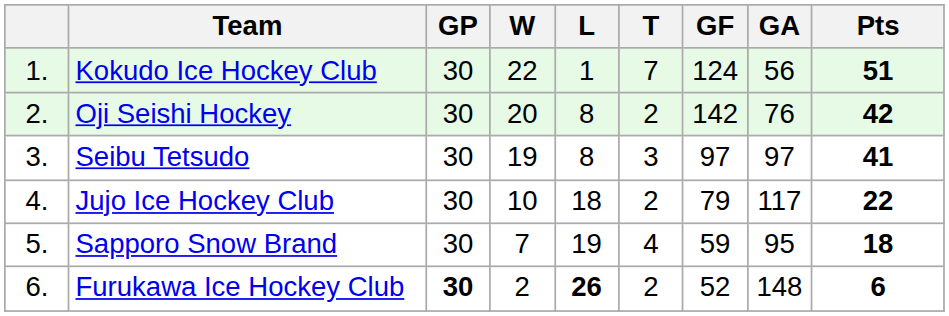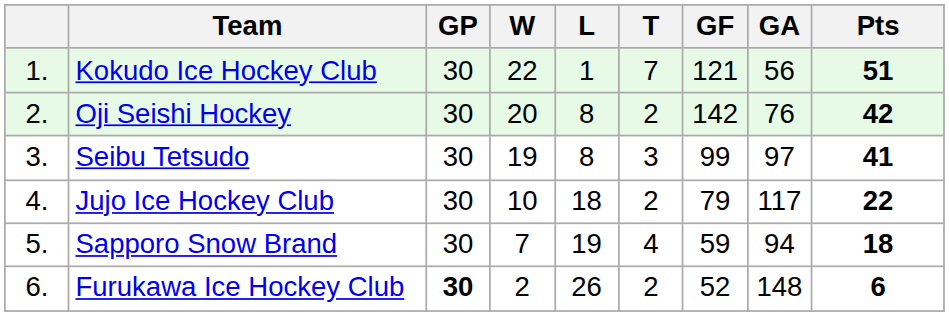(715, 69) 124 -> (715, 69) 121
(715, 157) 97 -> (715, 157) 99
(779, 244) 95 -> (779, 244) 94
(587, 288) bold -> (587, 288) normal
